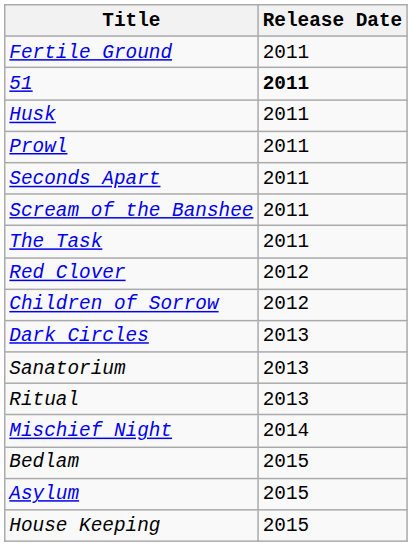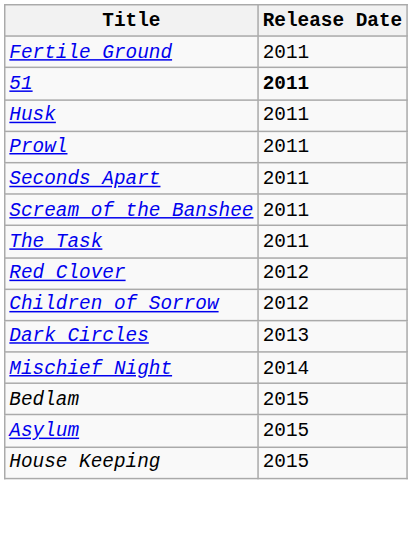- row: (67, 368)
- row: (44, 399)
